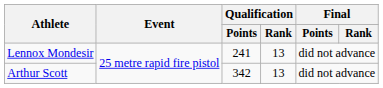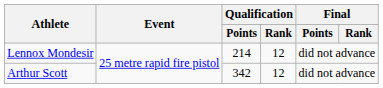(242, 53) 241 -> (242, 53) 214
(278, 53) 13 -> (278, 53) 12
(278, 73) 13 -> (278, 73) 12
